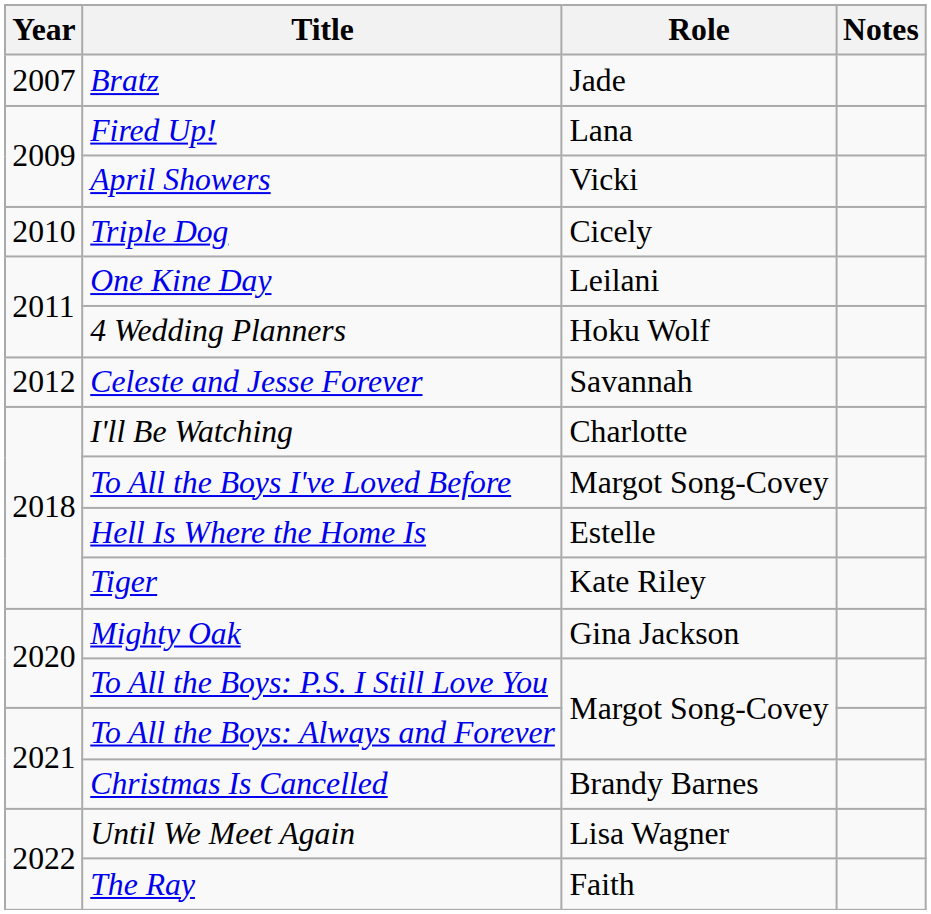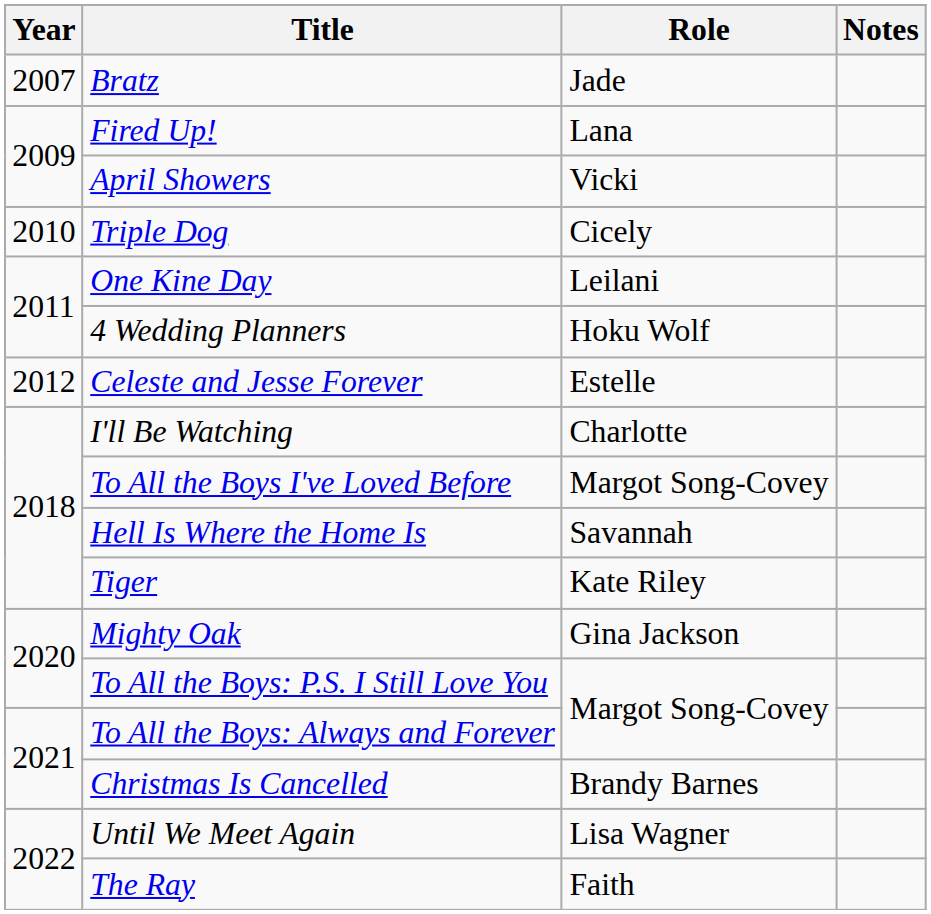(631, 381) Savannah -> (613, 381) Estelle
(613, 532) Estelle -> (631, 532) Savannah
